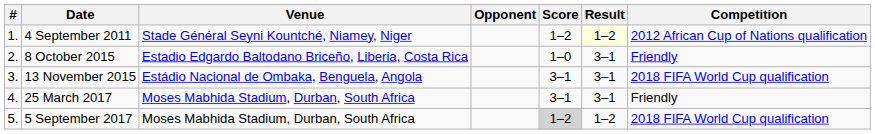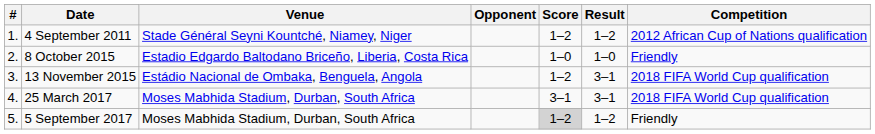(605, 35) lightyellow background -> (605, 35) no background
(605, 56) 3–1 -> (605, 56) 1–0
(560, 77) 3–1 -> (560, 77) 1–2
(654, 98) Friendly -> (730, 98) 2018 FIFA World Cup qualification
(730, 118) 2018 FIFA World Cup qualification -> (654, 118) Friendly
